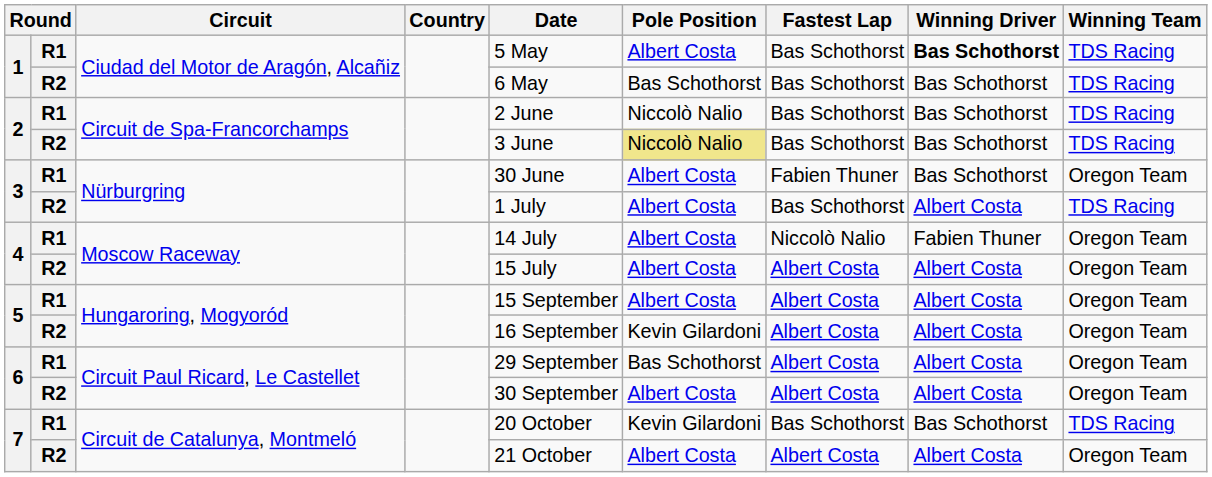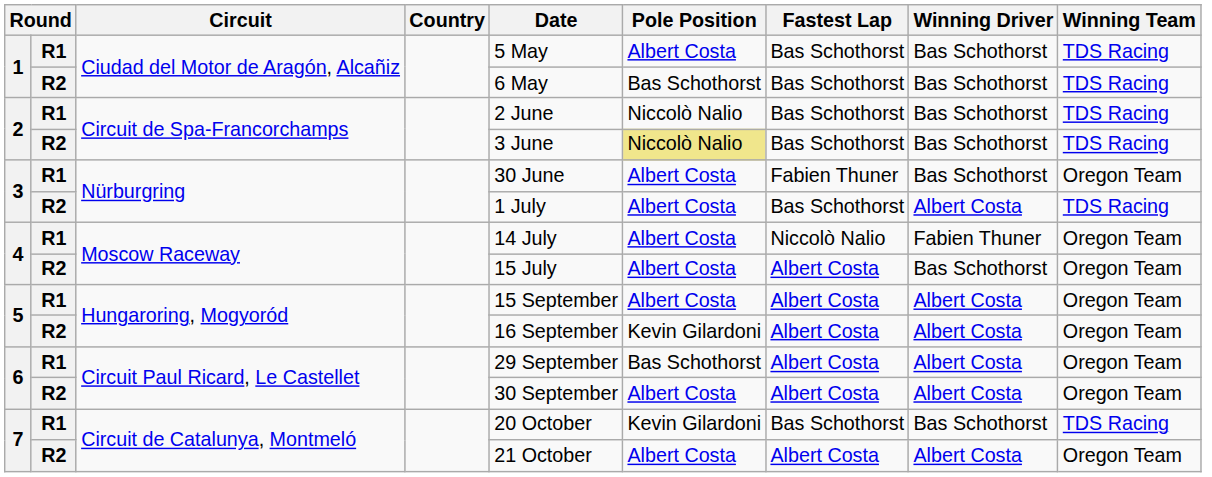(986, 51) bold -> (980, 51) normal
(968, 269) Albert Costa -> (980, 269) Bas Schothorst
